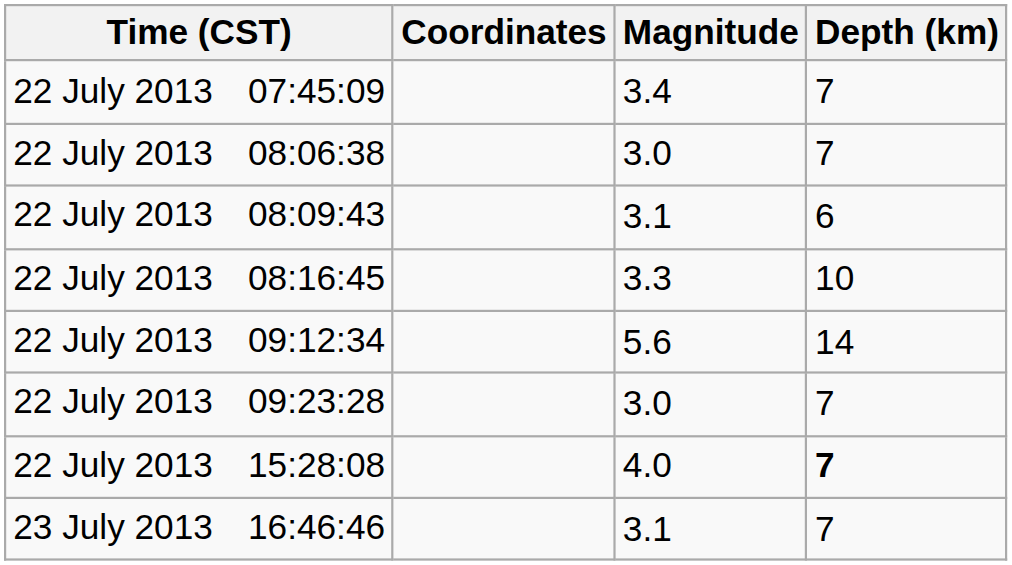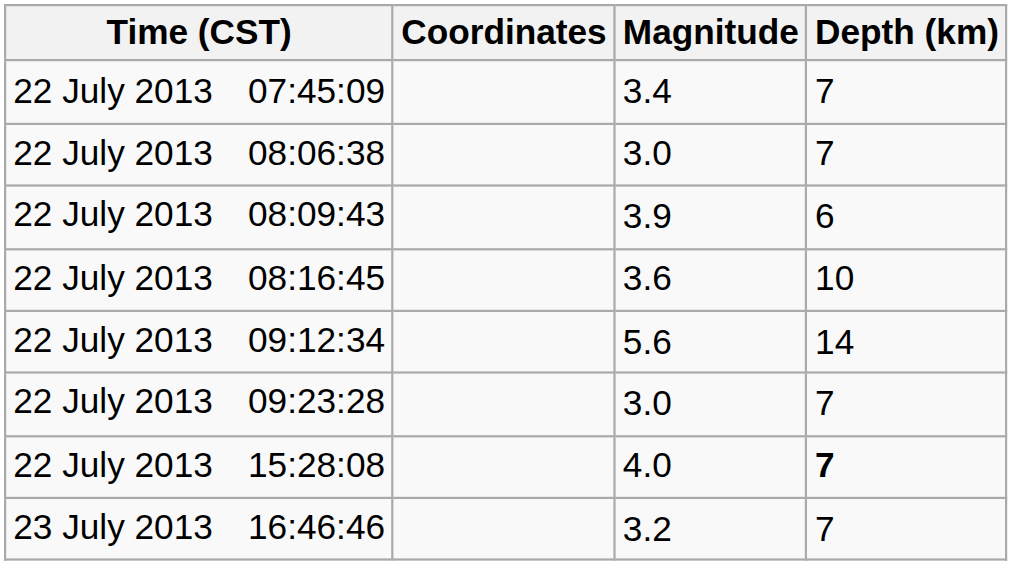(647, 216) 3.1 -> (647, 216) 3.9
(647, 278) 3.3 -> (647, 278) 3.6
(647, 528) 3.1 -> (647, 528) 3.2
